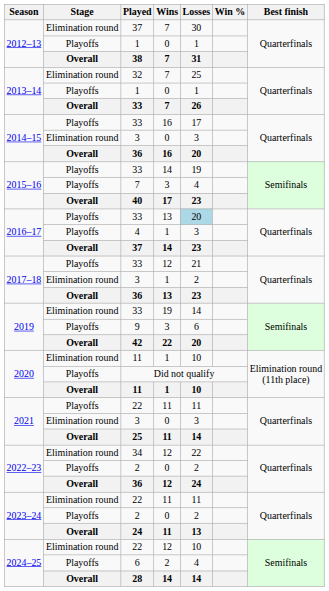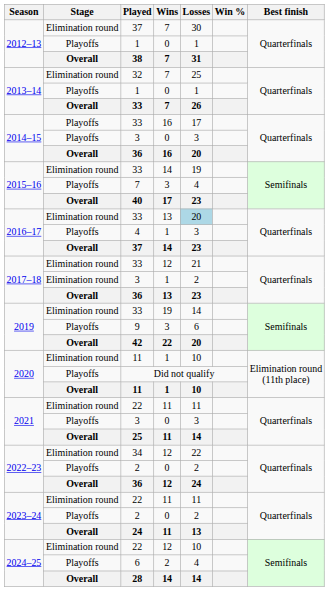(82, 138) Elimination round -> (82, 138) Playoffs
(82, 169) Playoffs -> (82, 169) Elimination round
(82, 216) Playoffs -> (82, 216) Elimination round
(82, 264) Playoffs -> (82, 264) Elimination round
(82, 405) Playoffs -> (82, 405) Elimination round
(82, 421) Elimination round -> (82, 421) Playoffs
